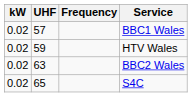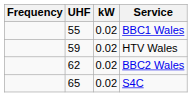columns swapped: (89, 13) <-> (18, 13)
(40, 30) 57 -> (74, 30) 55
(40, 65) 63 -> (74, 65) 62
